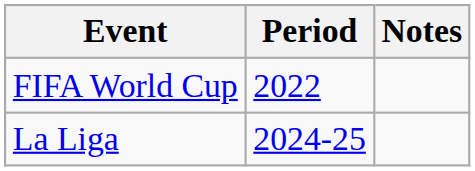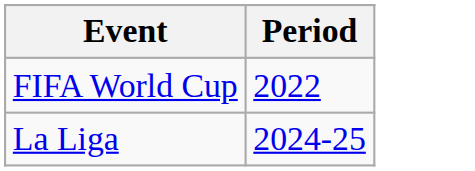- column: (422, 31)
